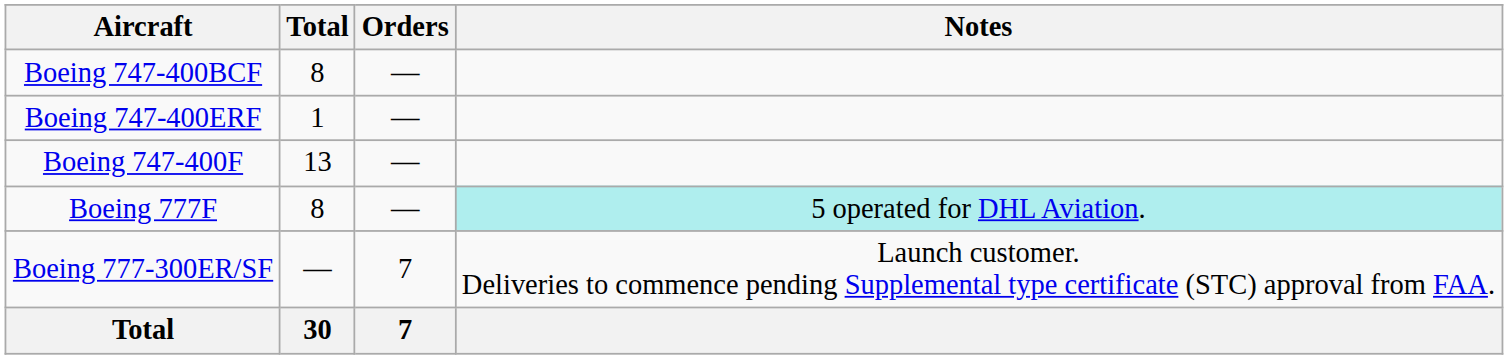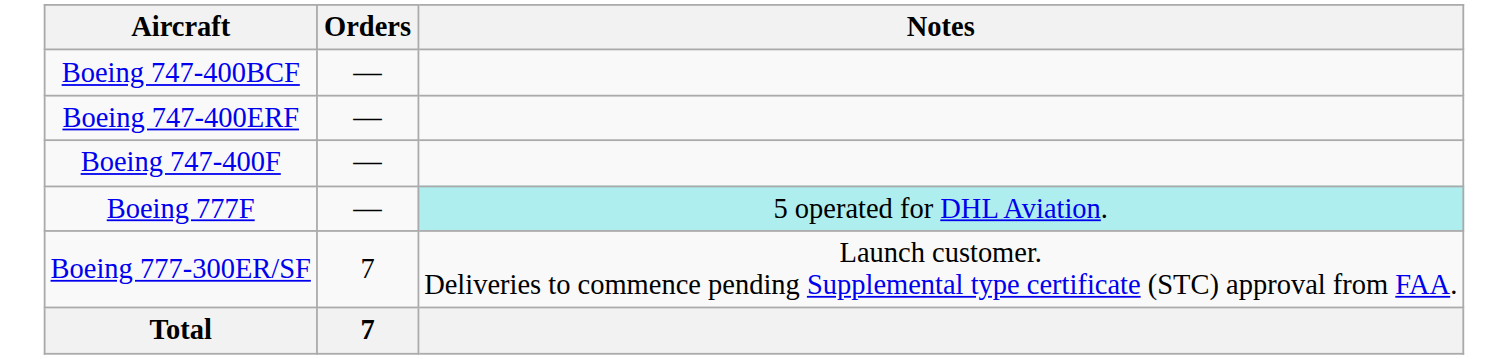- column: (317, 27)
